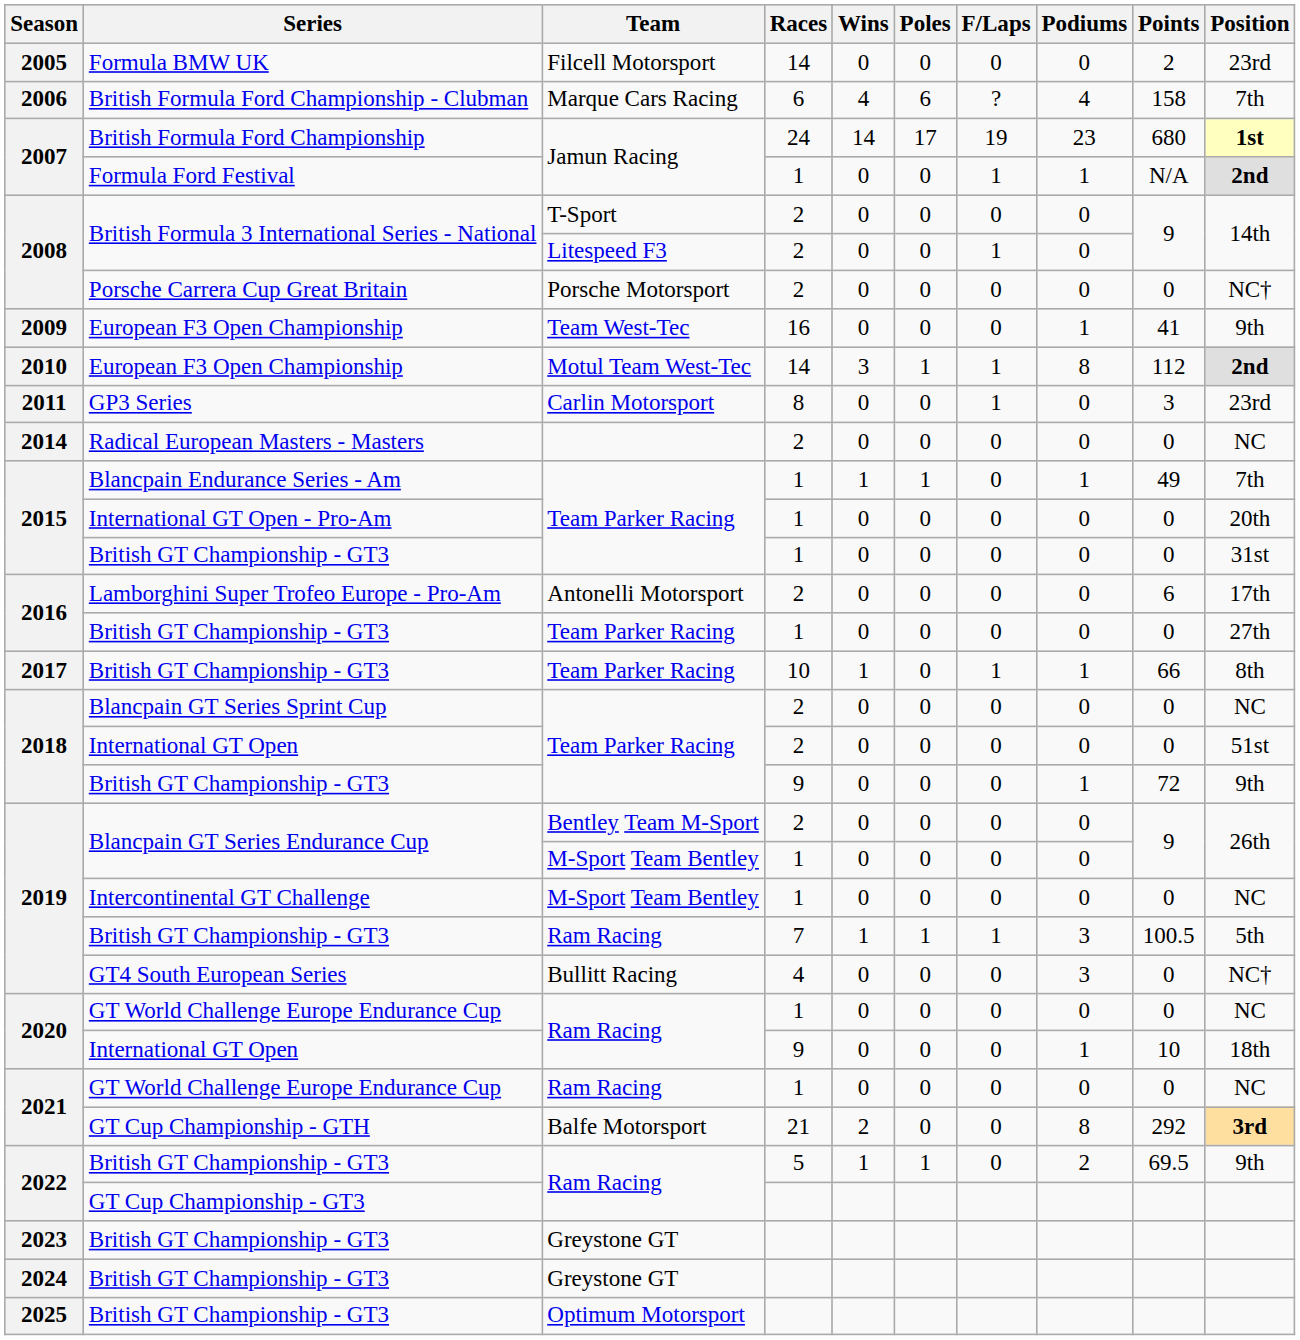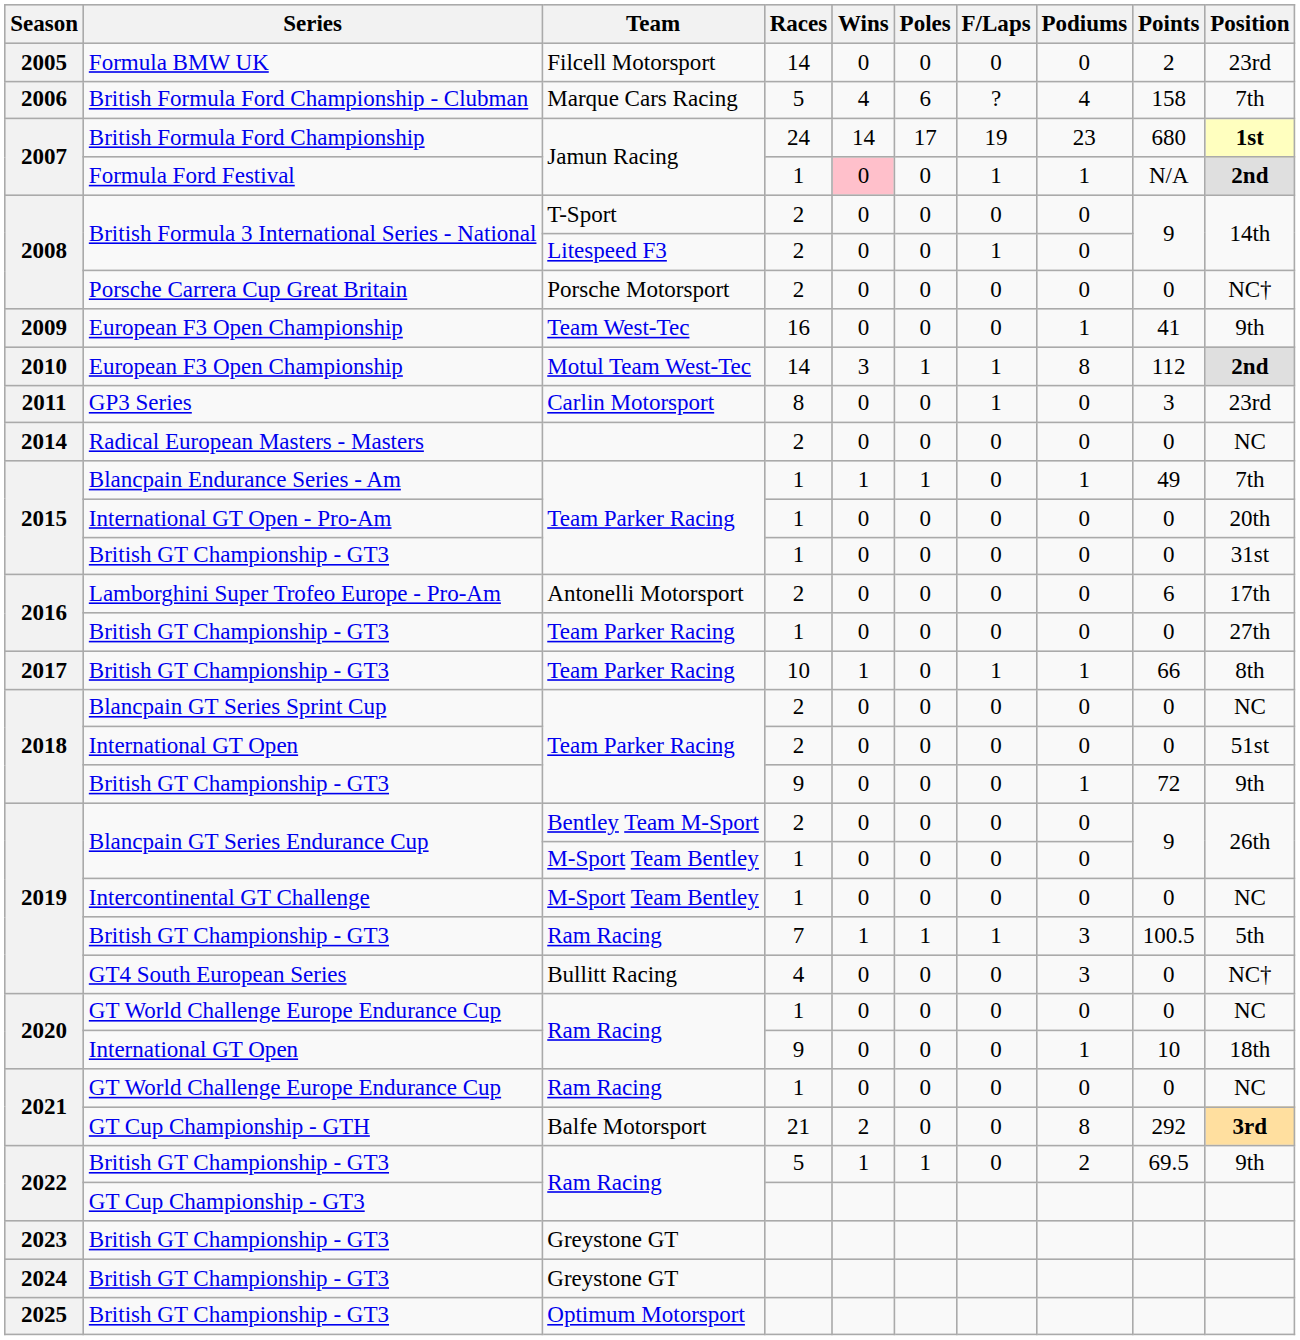(798, 99) 6 -> (798, 99) 5
(863, 175) no background -> (863, 175) pink background
